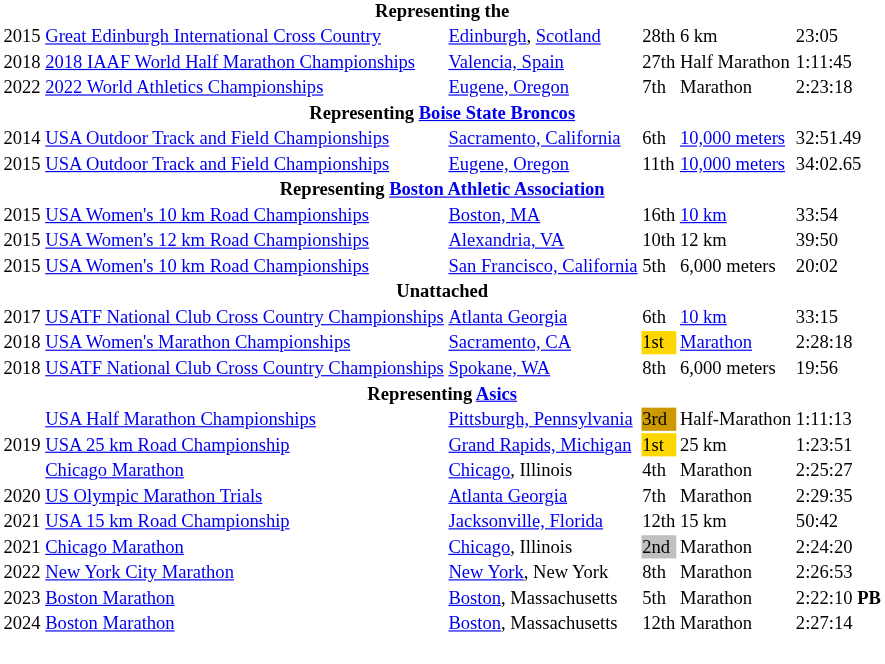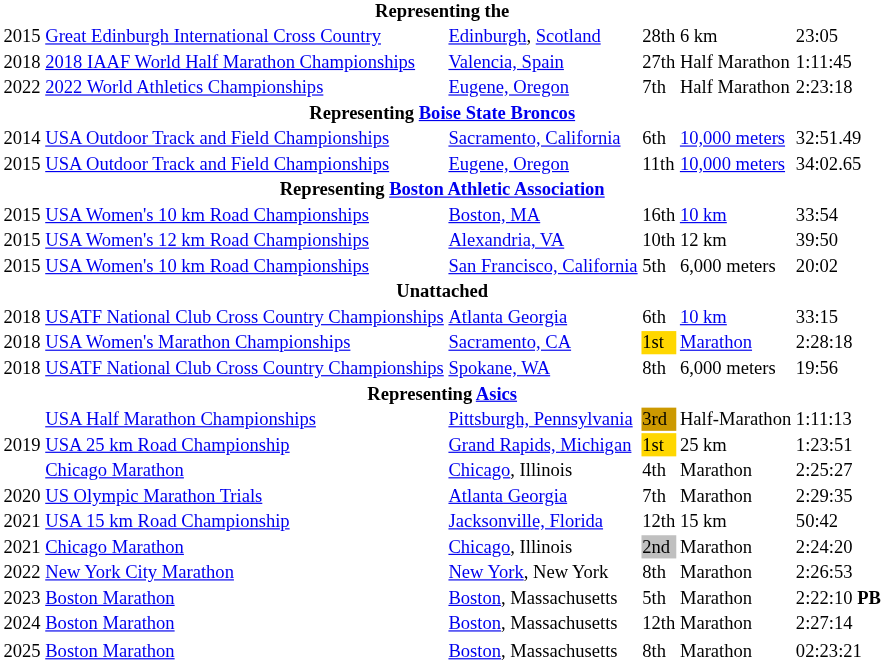(716, 87) Marathon -> (735, 87) Half Marathon
(22, 317) 2017 -> (22, 317) 2018
+ row: (533, 651)
